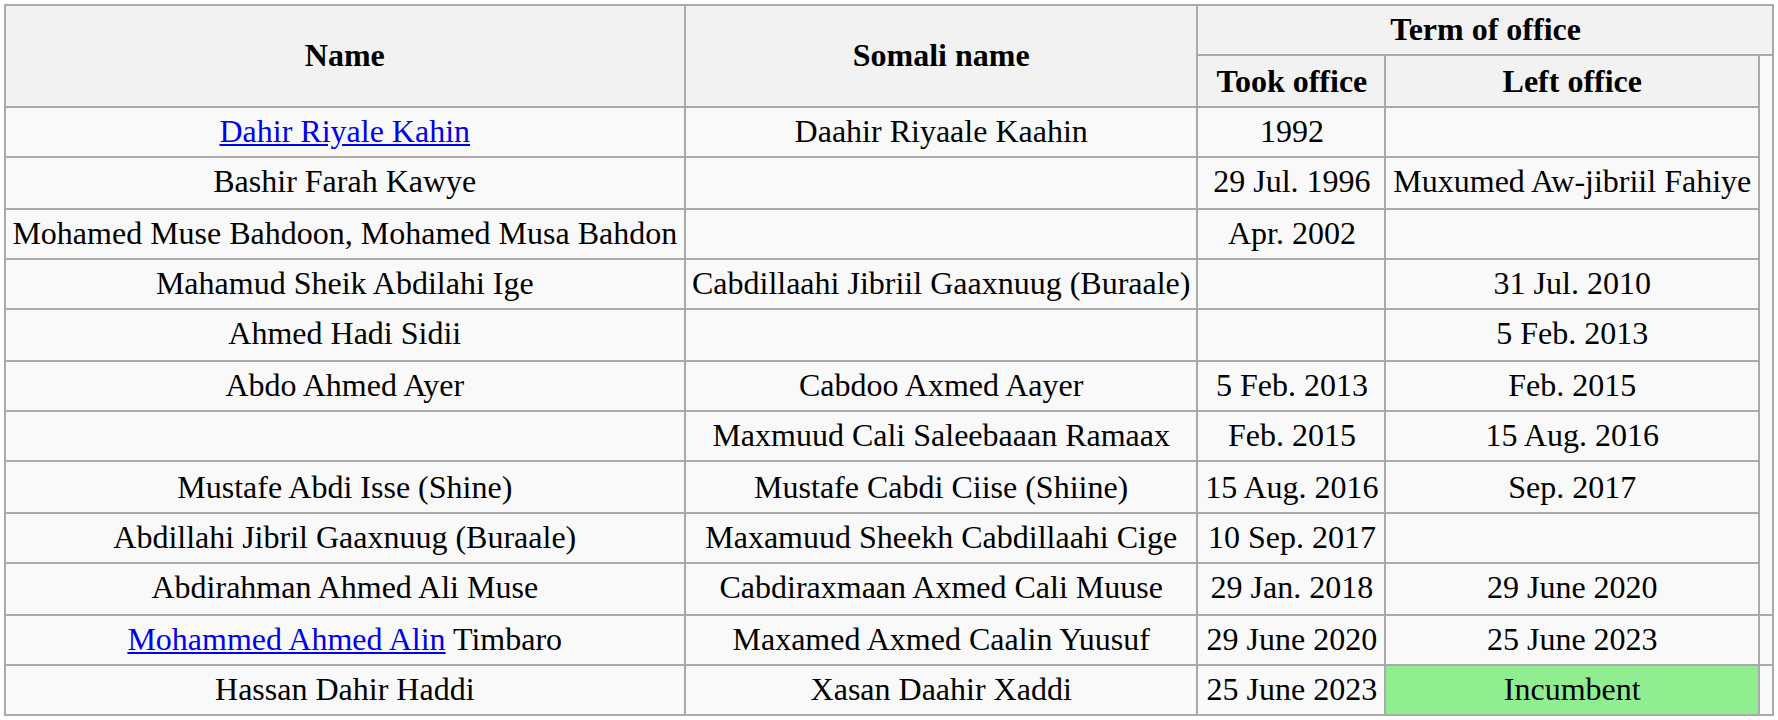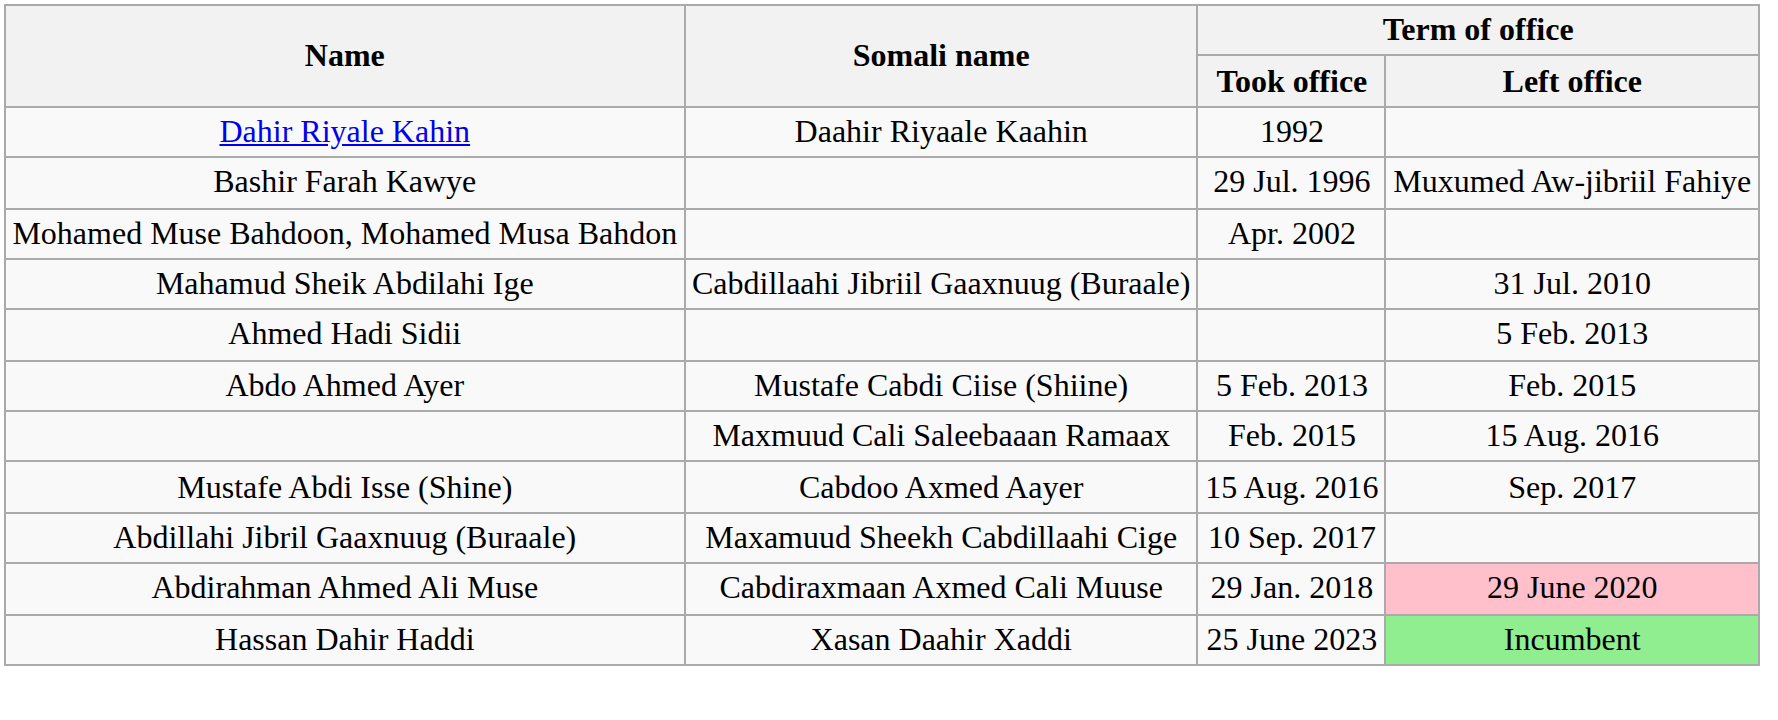(941, 385) Cabdoo Axmed Aayer -> (941, 385) Mustafe Cabdi Ciise (Shiine)
(941, 486) Mustafe Cabdi Ciise (Shiine) -> (941, 486) Cabdoo Axmed Aayer
(1572, 588) no background -> (1572, 588) pink background
- row: (345, 638)
